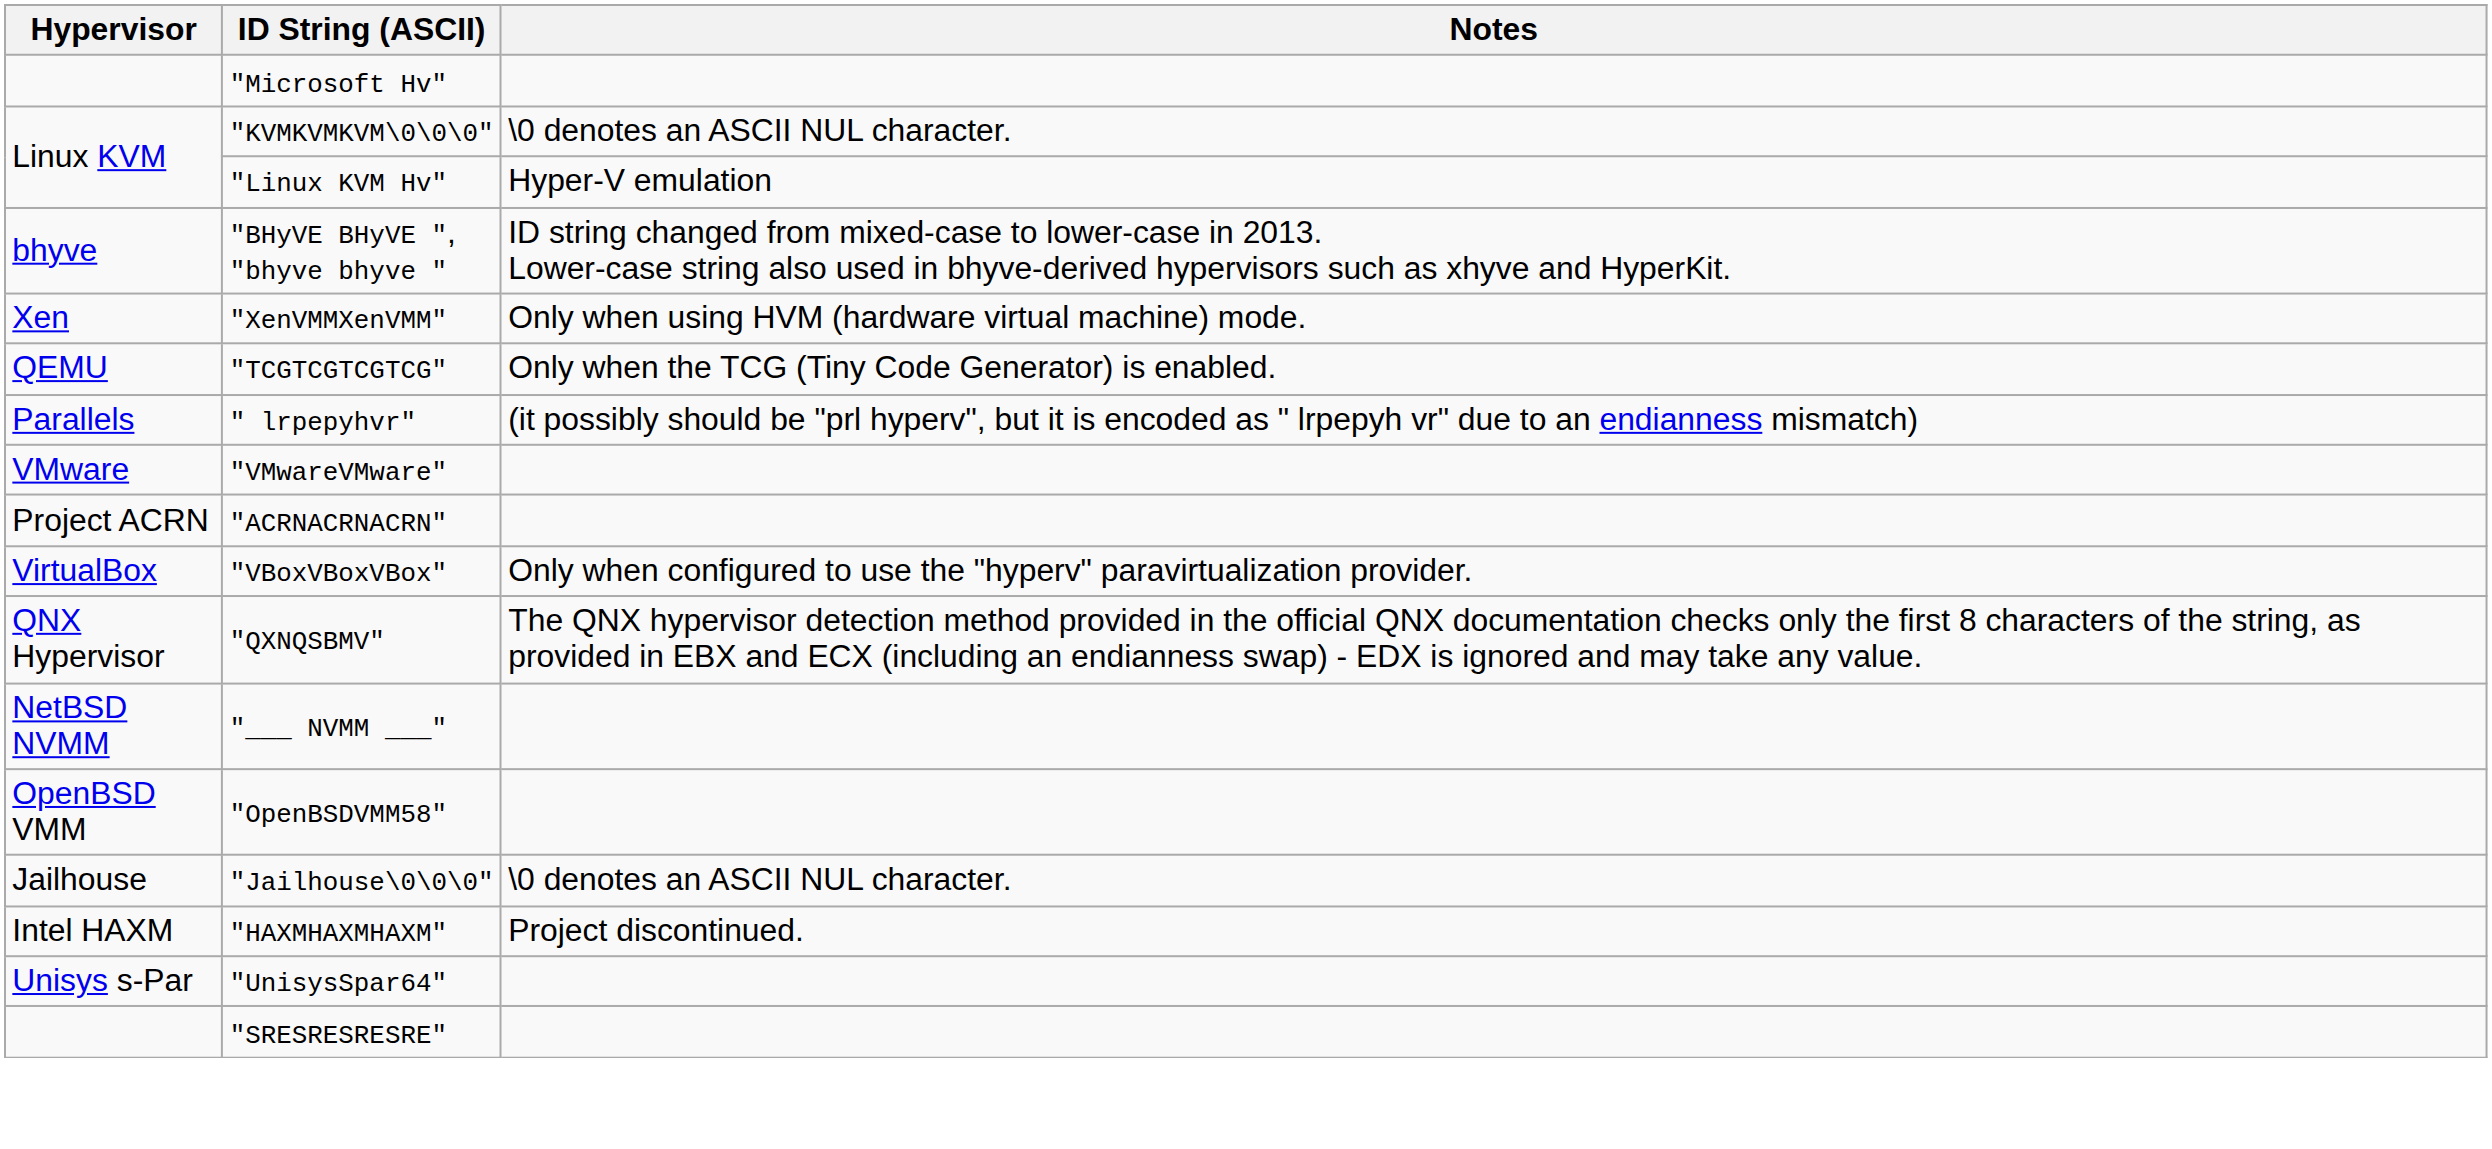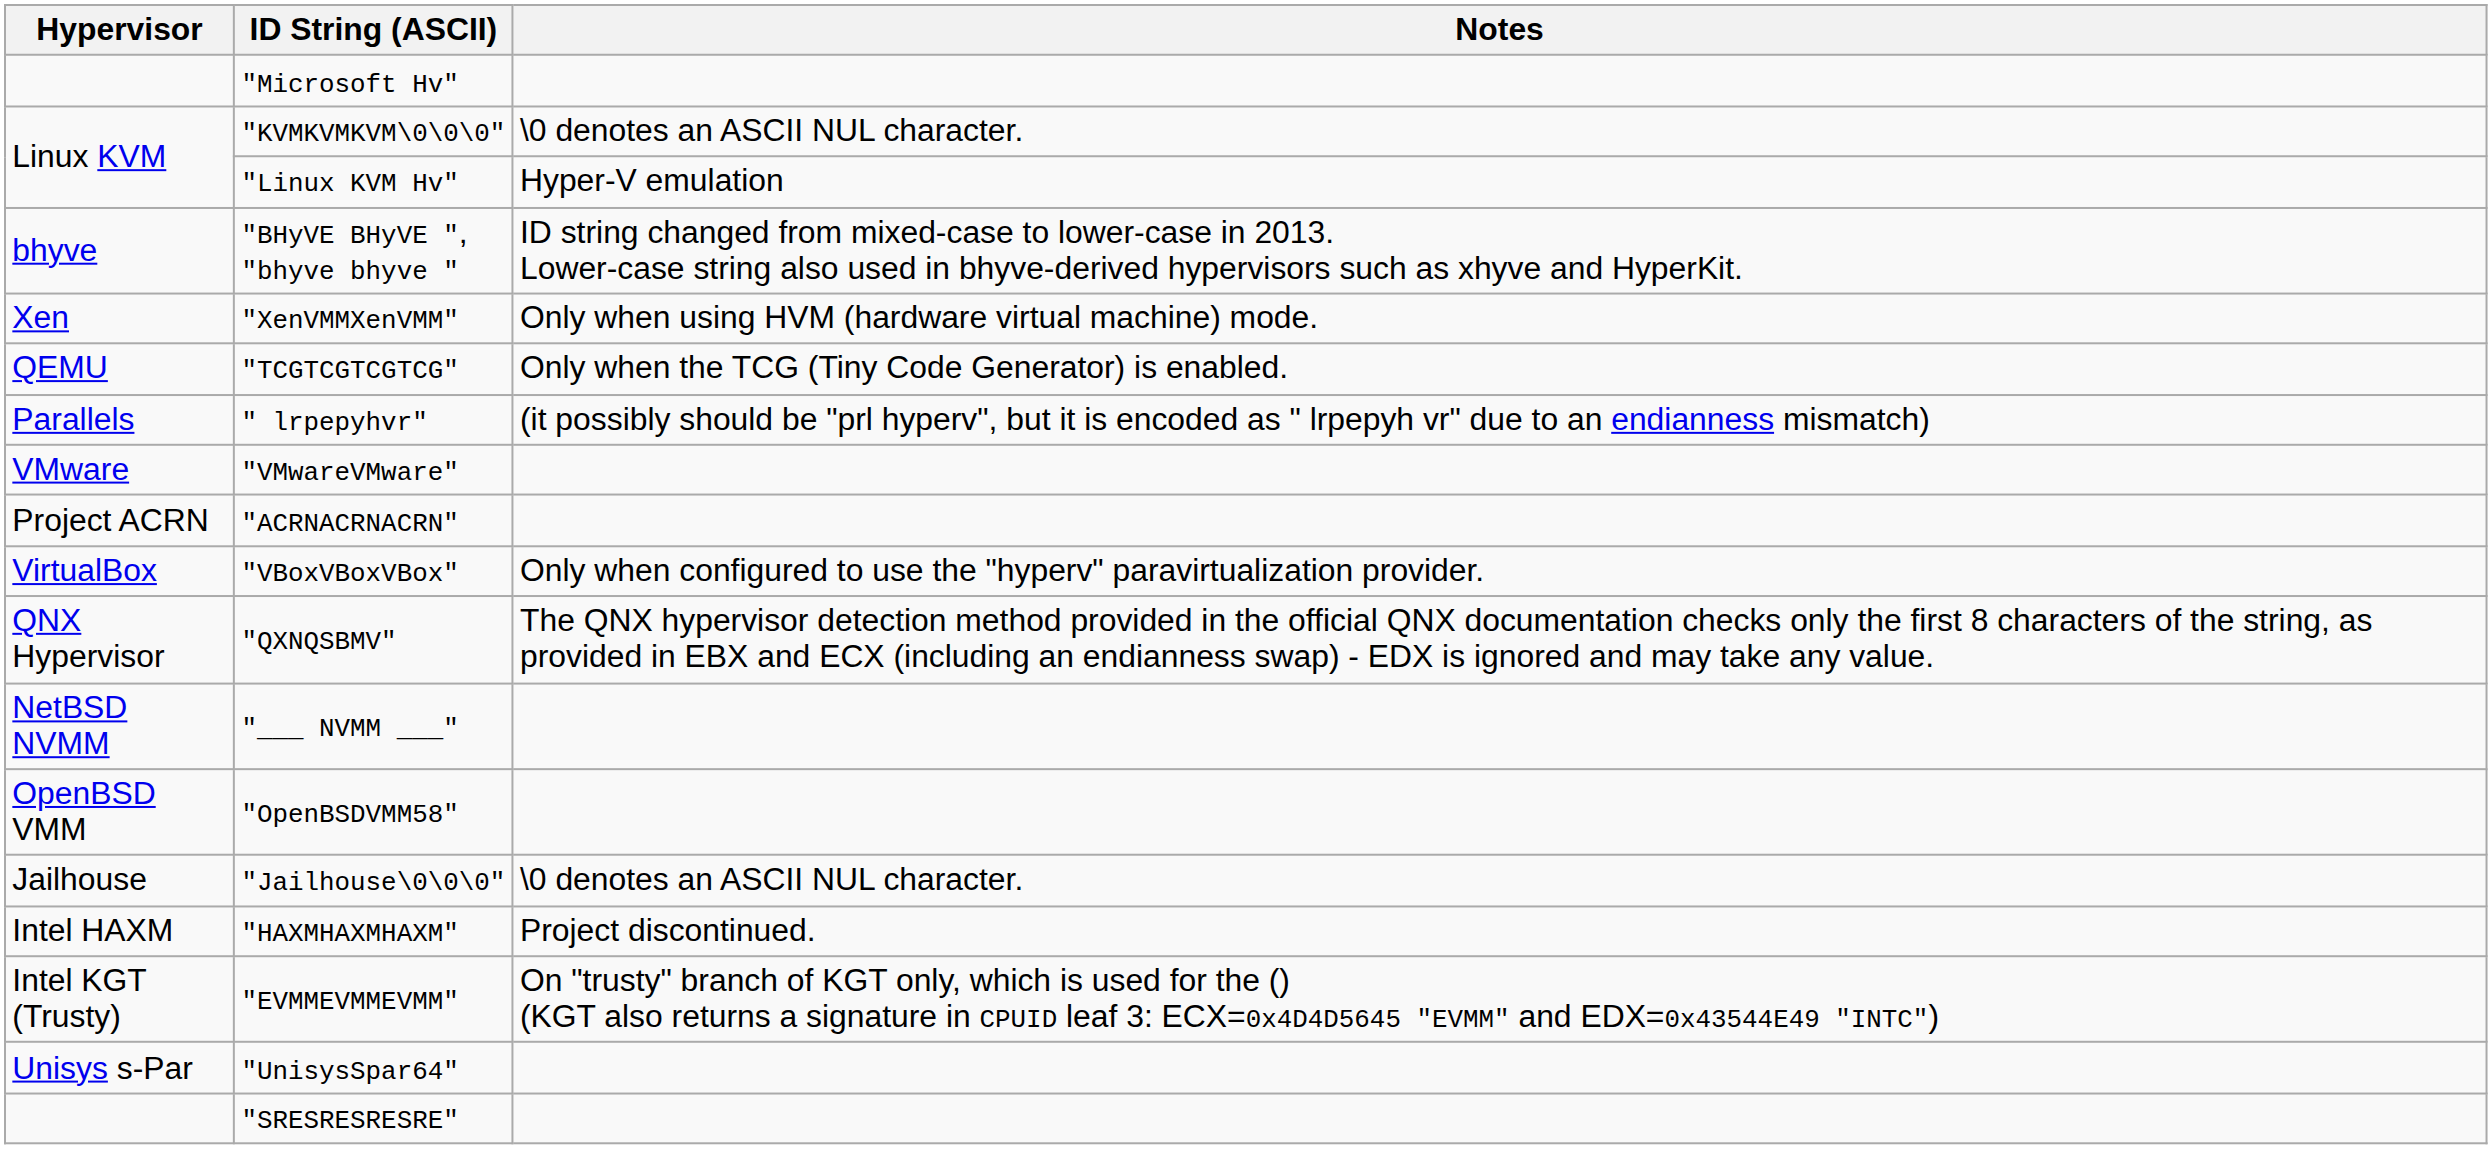+ row: (350, 1002)
